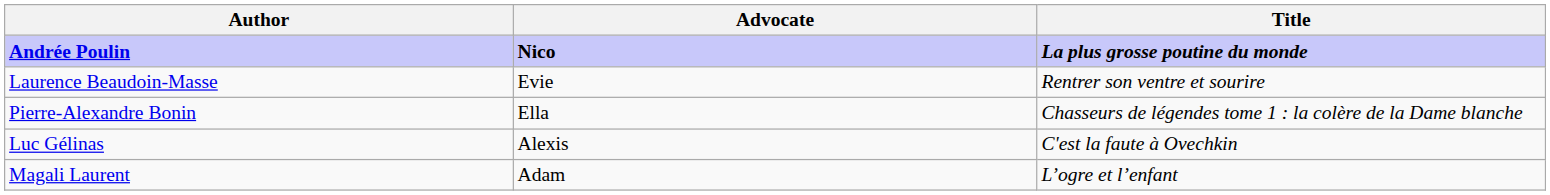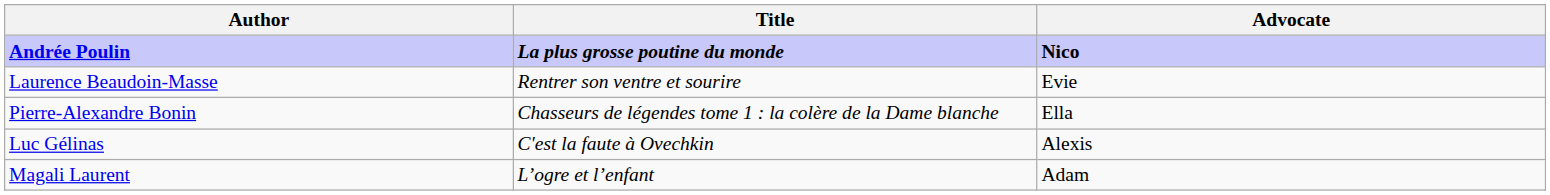columns swapped: (1291, 19) <-> (775, 19)
